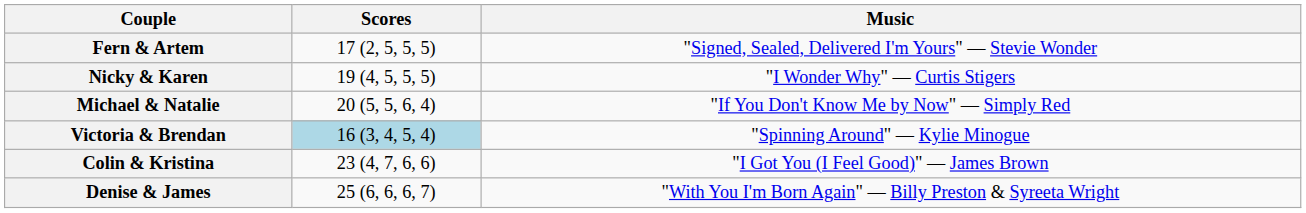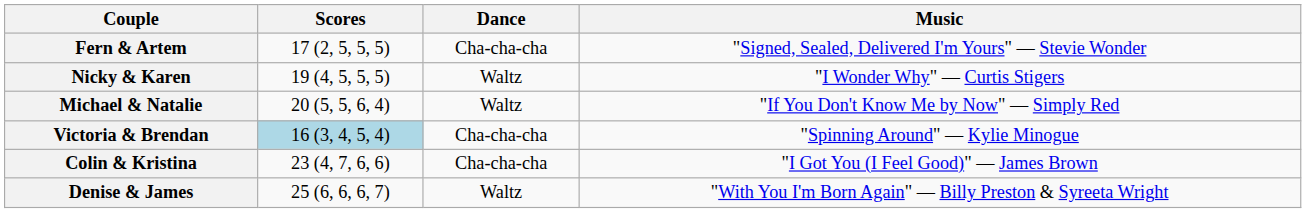+ column: (501, 18)
